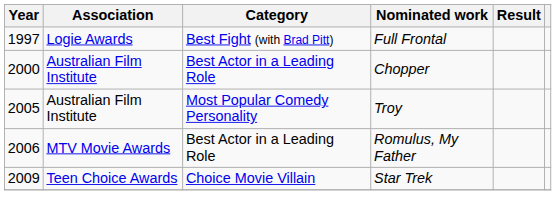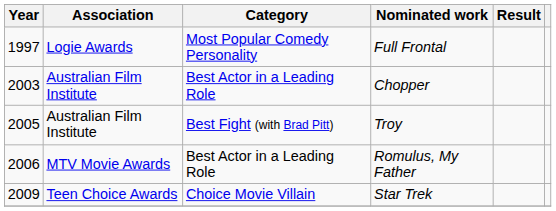(260, 38) Best Fight (with Brad Pitt) -> (257, 46) Most Popular Comedy Personality
(24, 69) 2000 -> (24, 85) 2003
(257, 108) Most Popular Comedy Personality -> (260, 124) Best Fight (with Brad Pitt)
